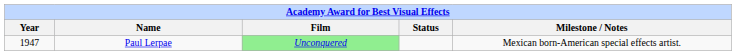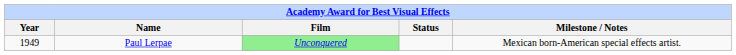(29, 43) 1947 -> (29, 43) 1949
